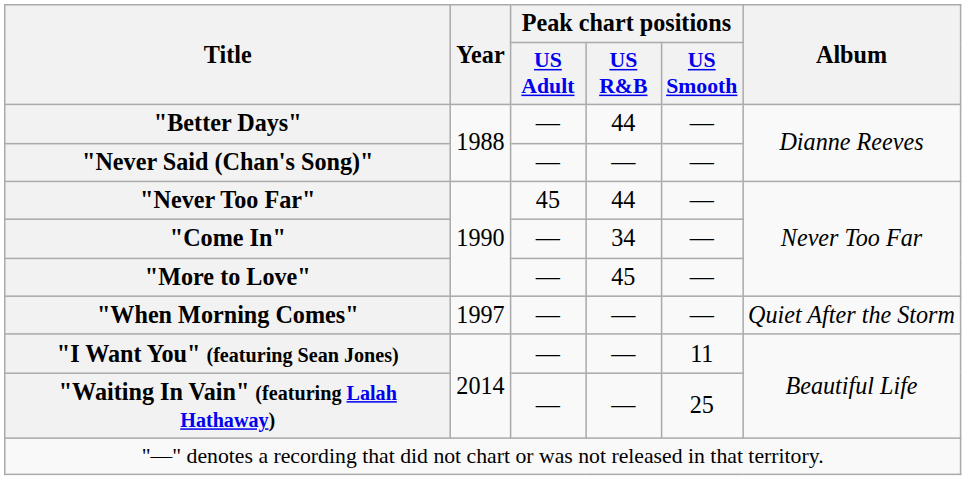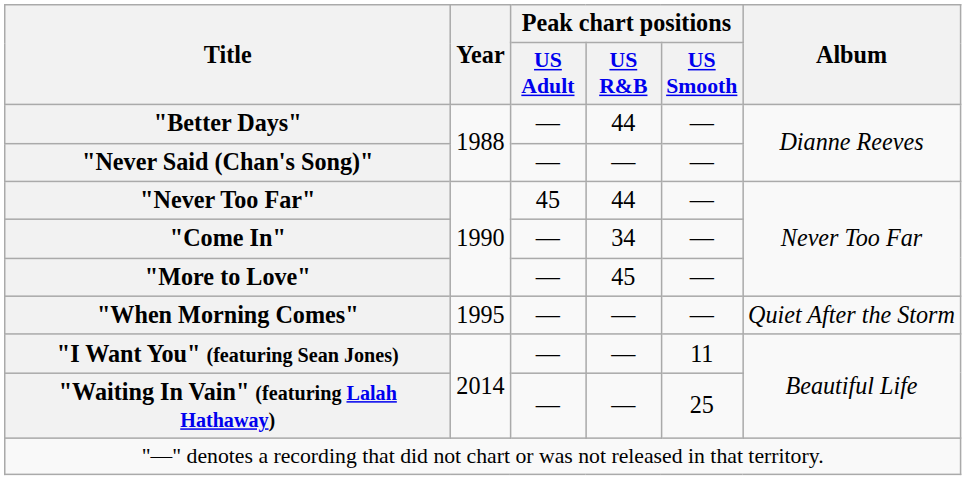(480, 315) 1997 -> (480, 315) 1995
